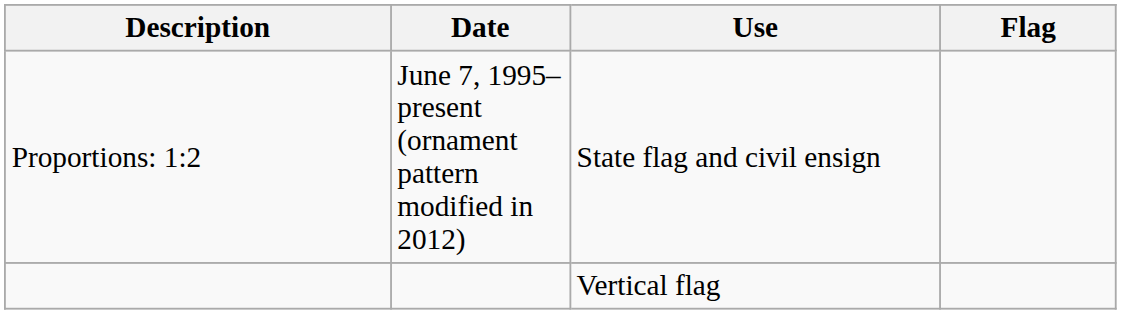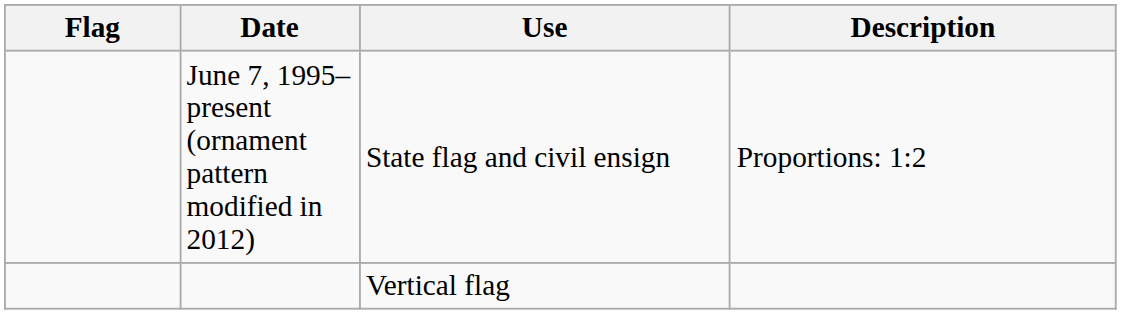columns swapped: (1028, 27) <-> (198, 27)
